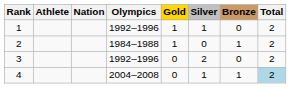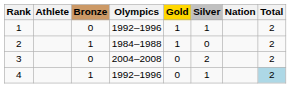columns swapped: (89, 12) <-> (239, 12)
(134, 59) 1992–1996 -> (137, 59) 2004–2008
(134, 75) 2004–2008 -> (137, 75) 1992–1996
